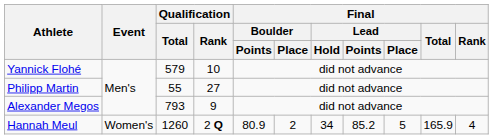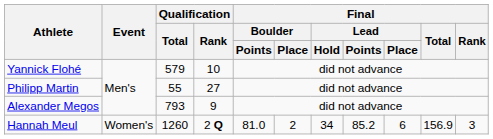(254, 125) 80.9 -> (254, 125) 81.0
(402, 125) 5 -> (402, 125) 6
(438, 125) 165.9 -> (438, 125) 156.9
(472, 125) 4 -> (472, 125) 3
